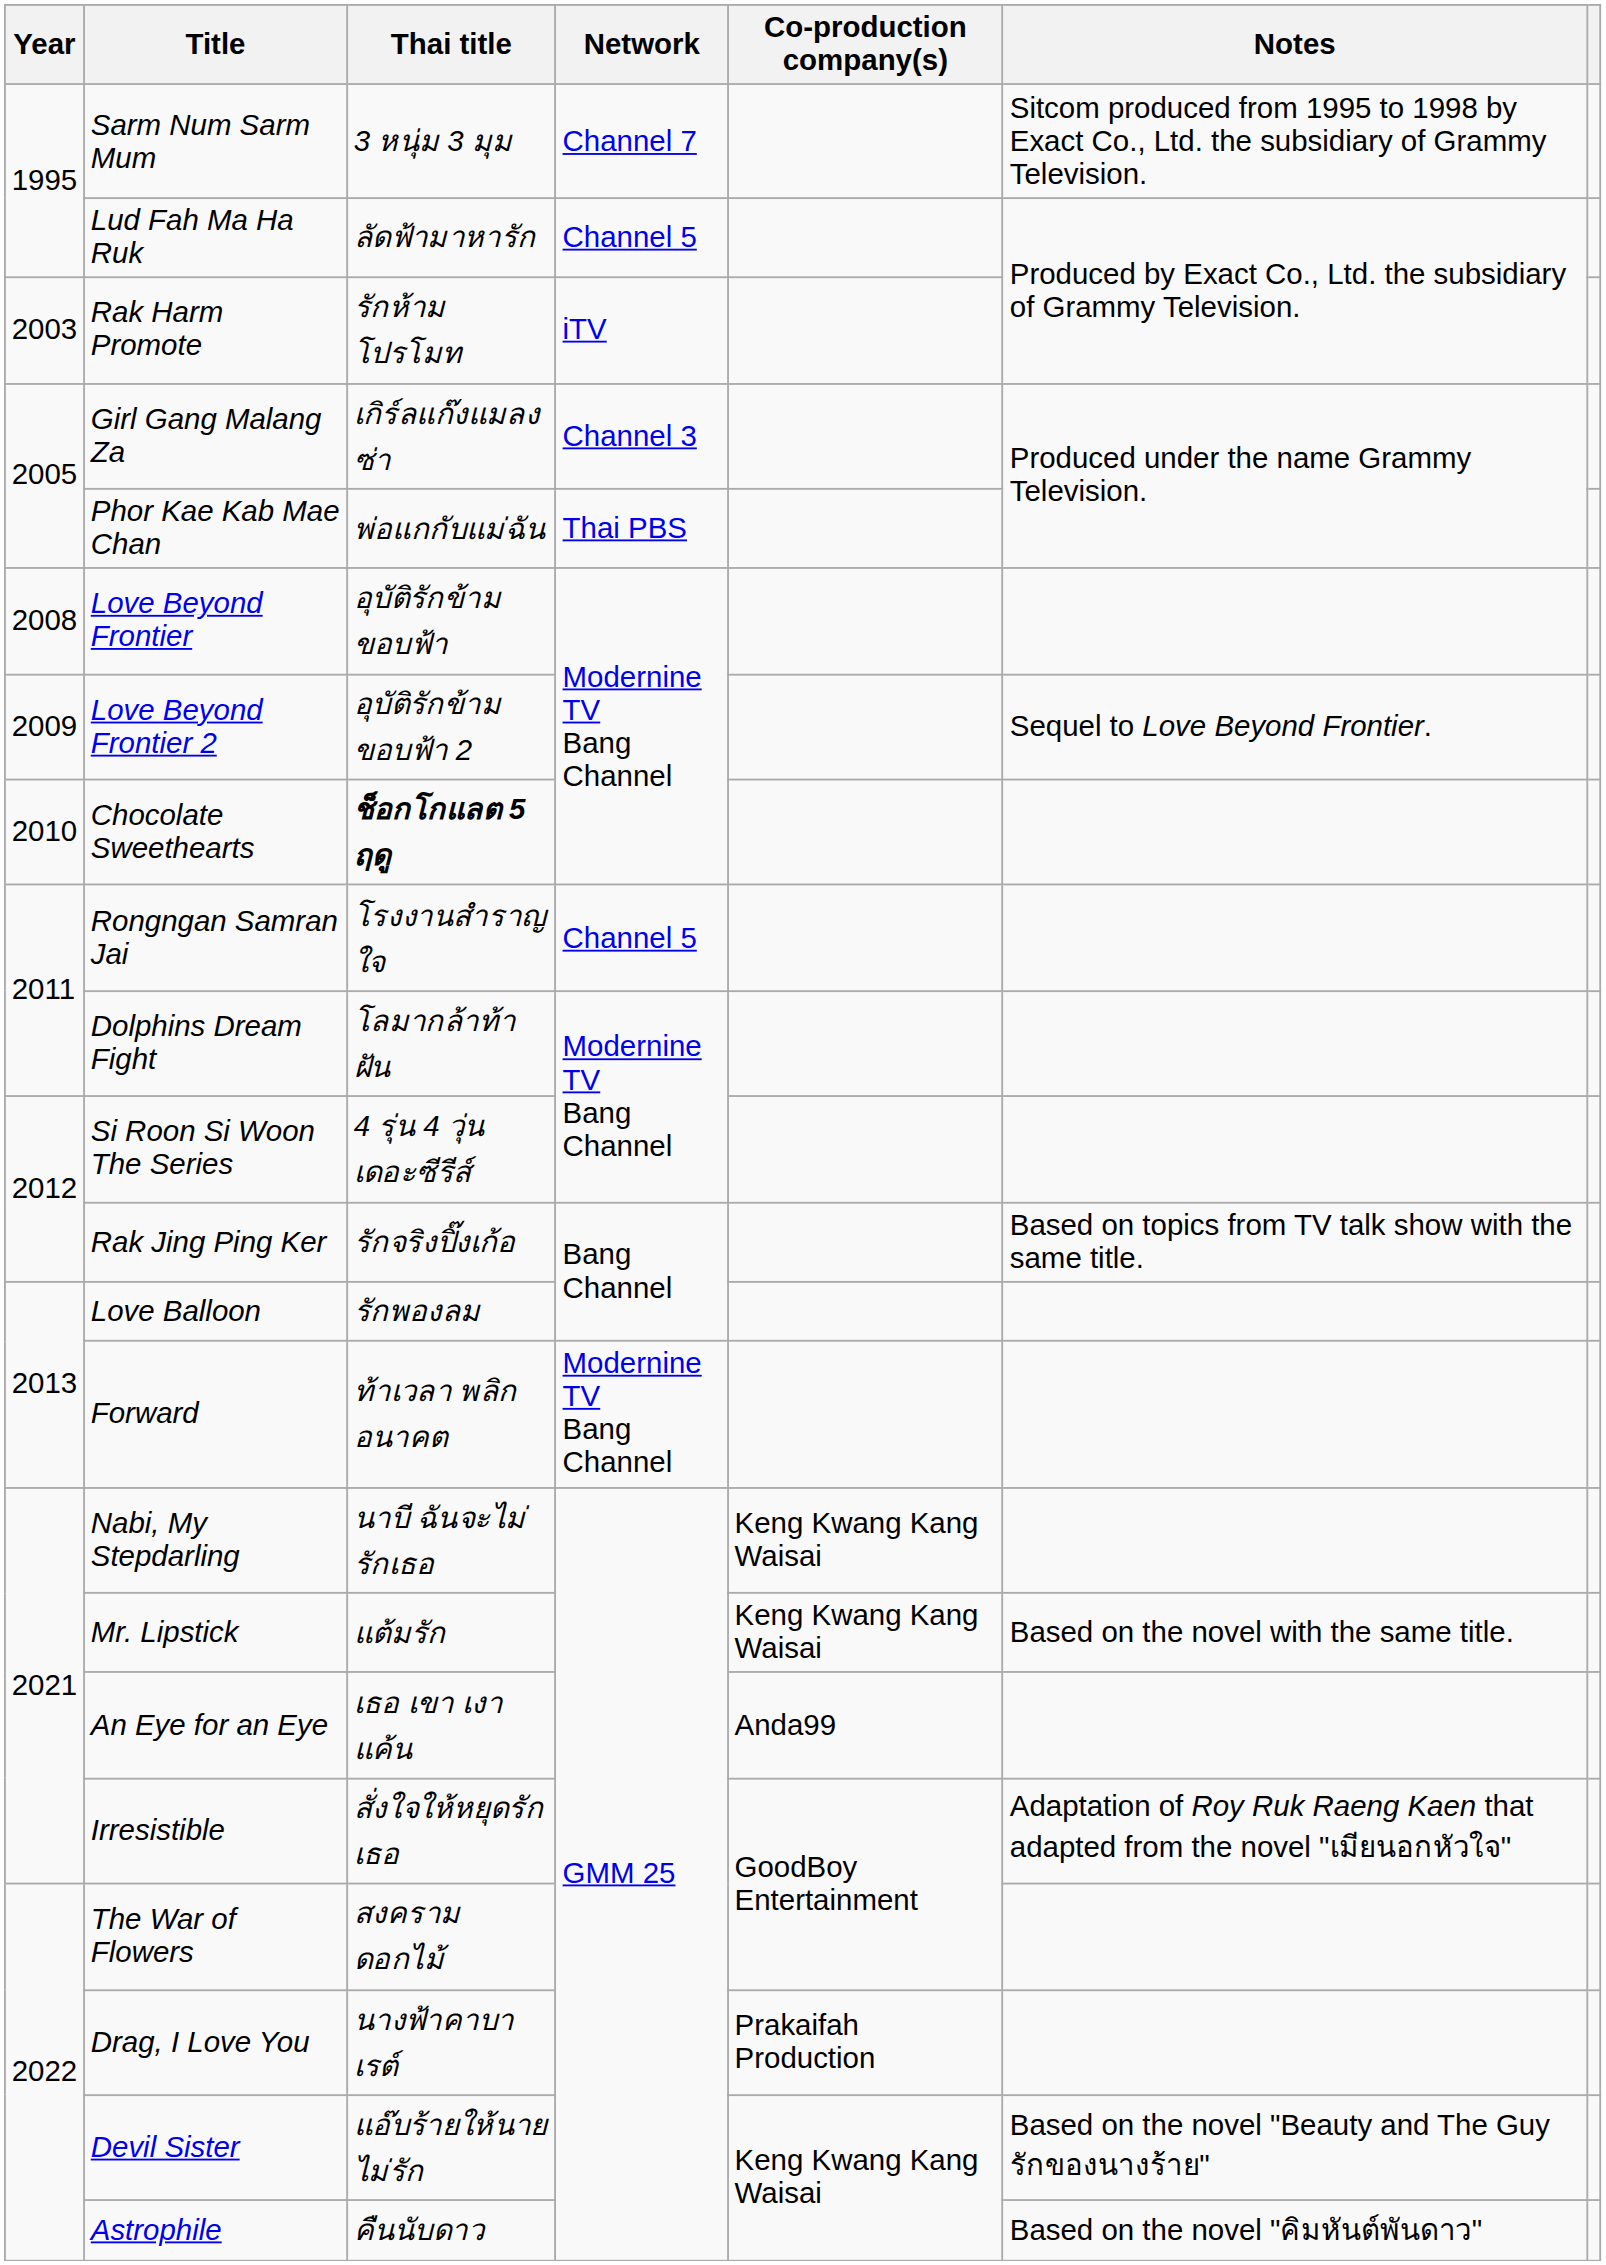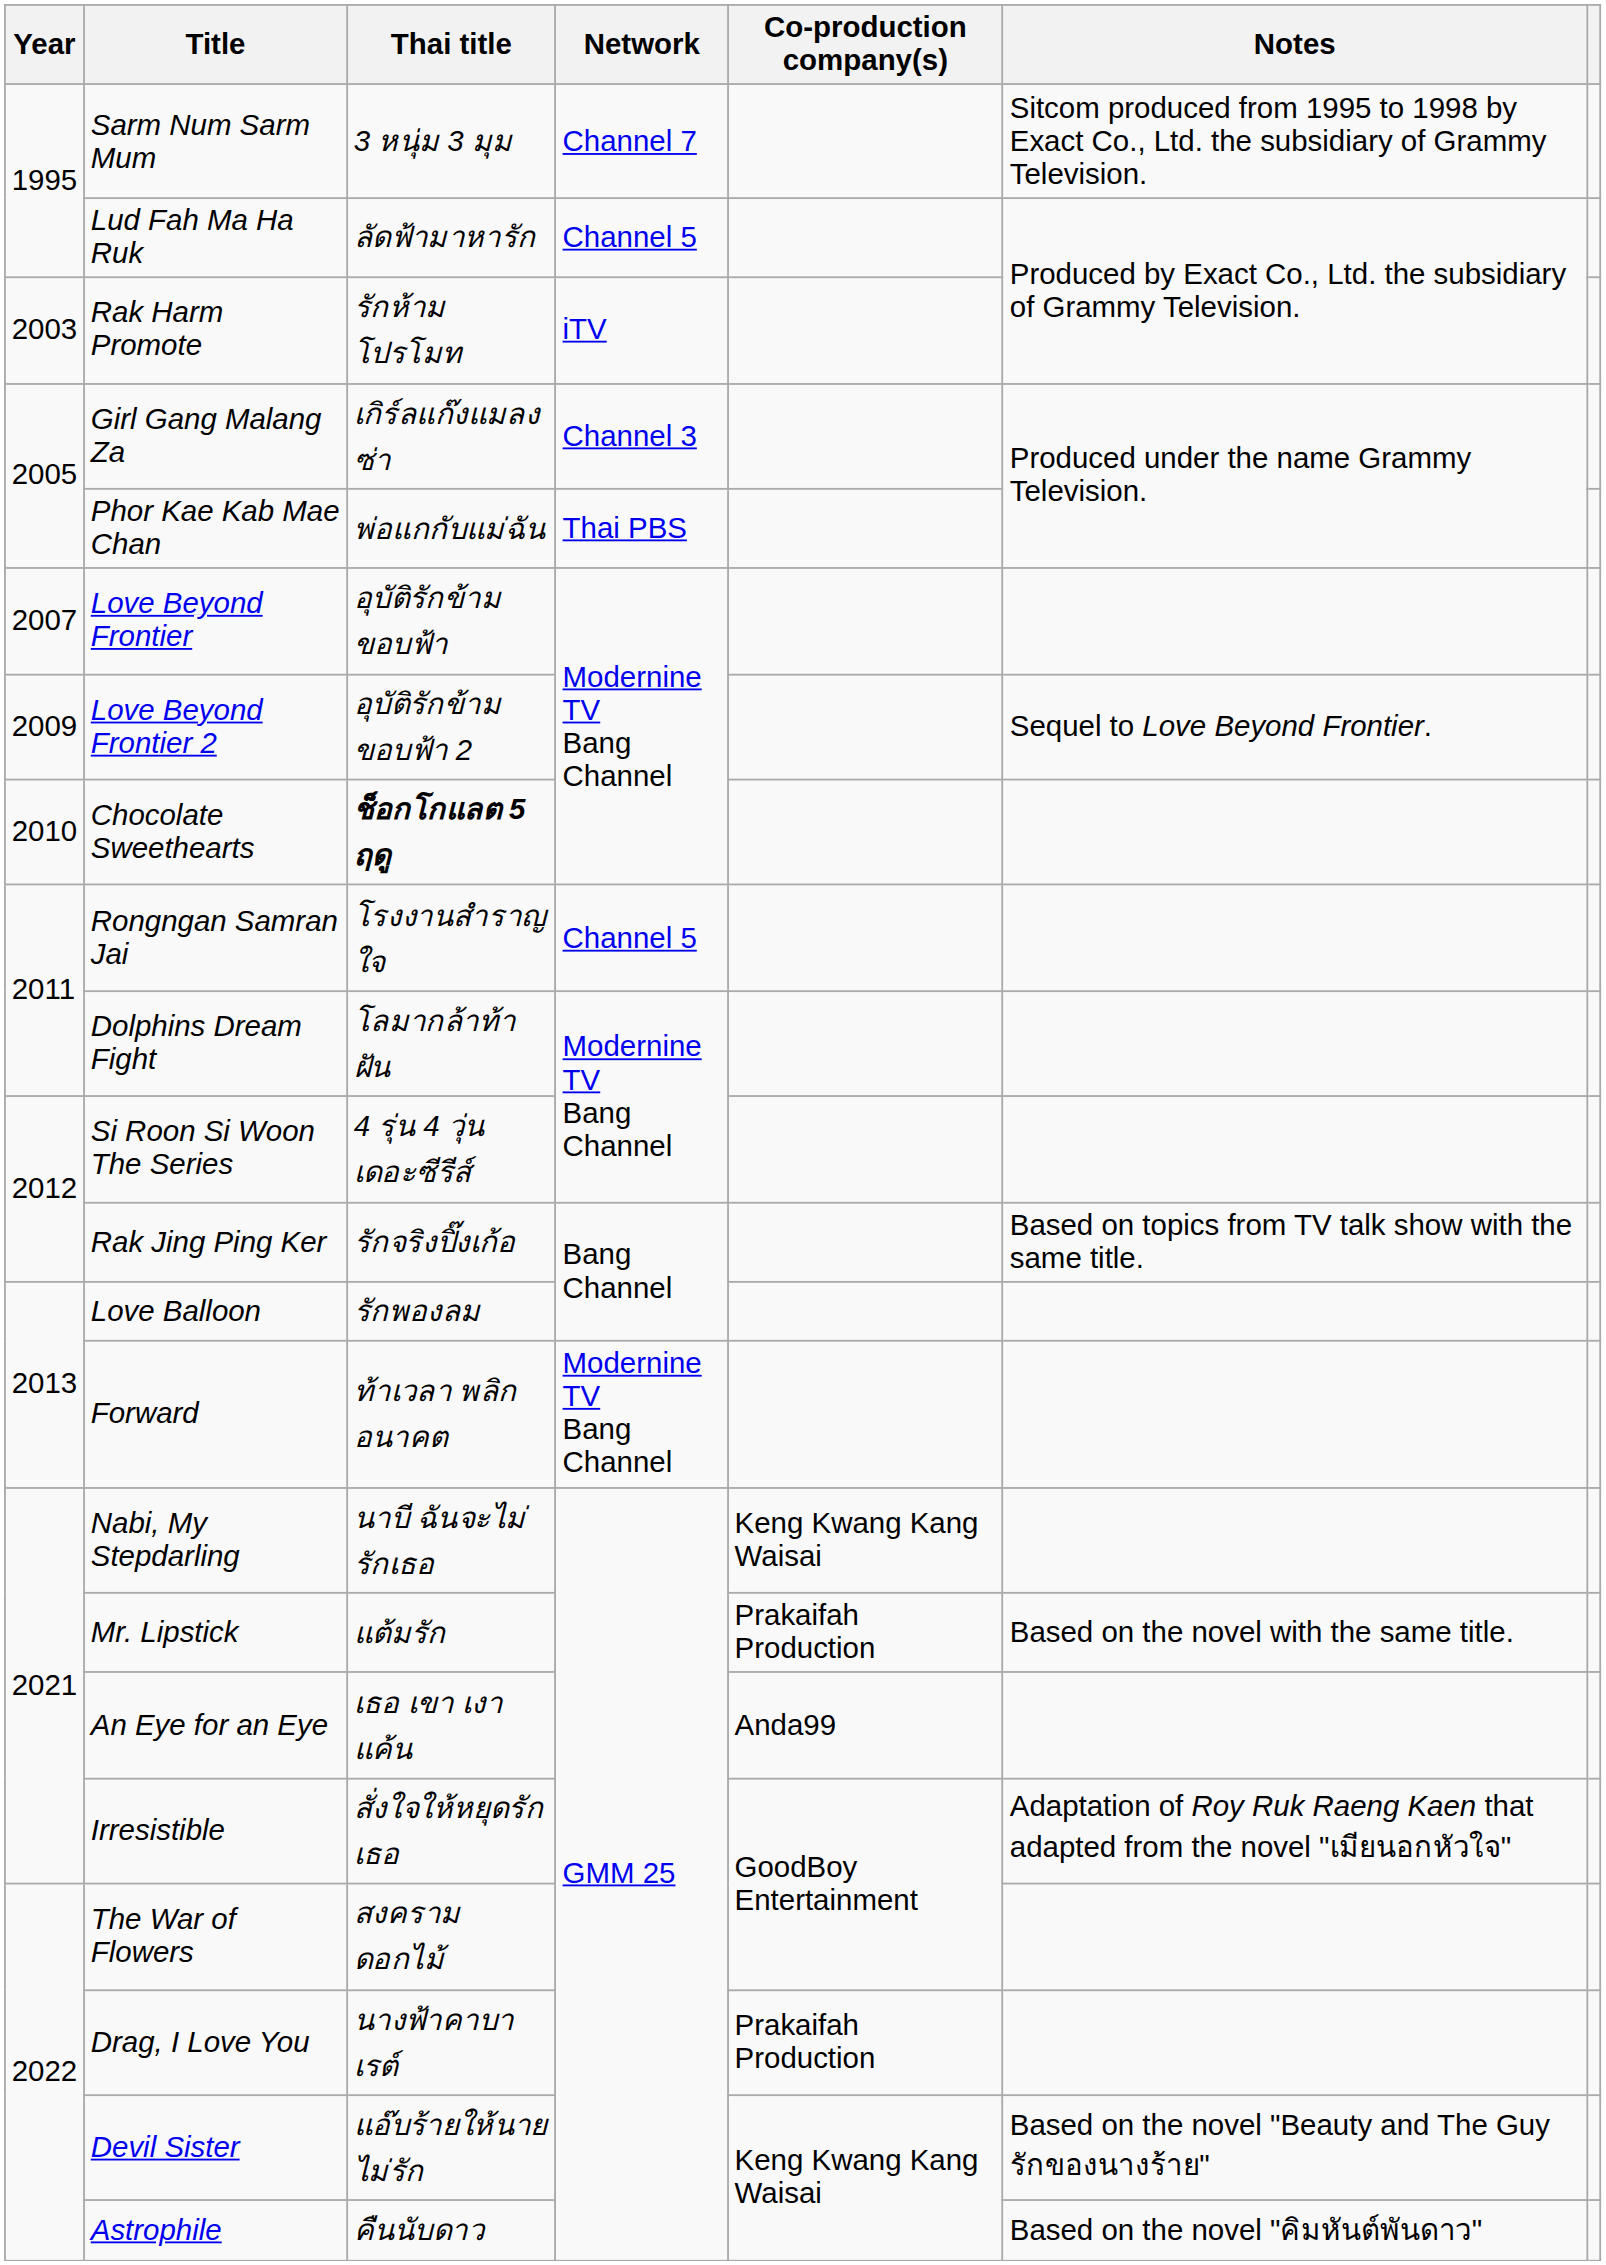(44, 620) 2008 -> (44, 620) 2007
(857, 1632) Keng Kwang Kang Waisai -> (805, 1632) Prakaifah Production
